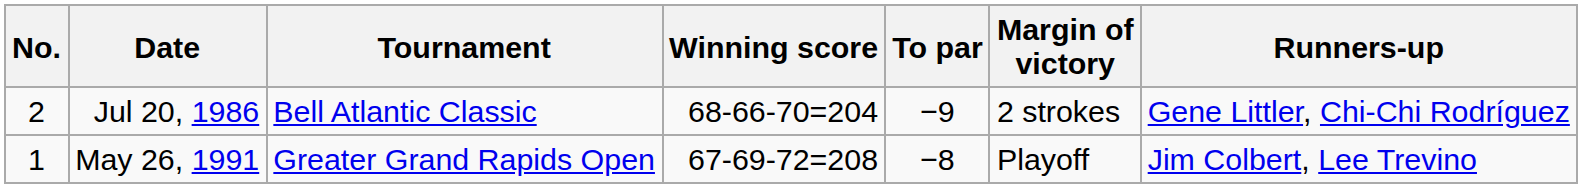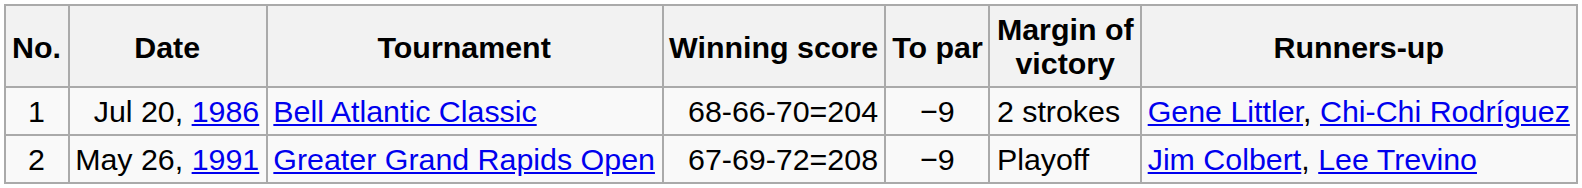(37, 111) 2 -> (37, 111) 1
(37, 160) 1 -> (37, 160) 2
(937, 160) −8 -> (937, 160) −9
